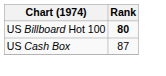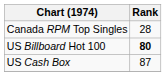+ row: (67, 29)
